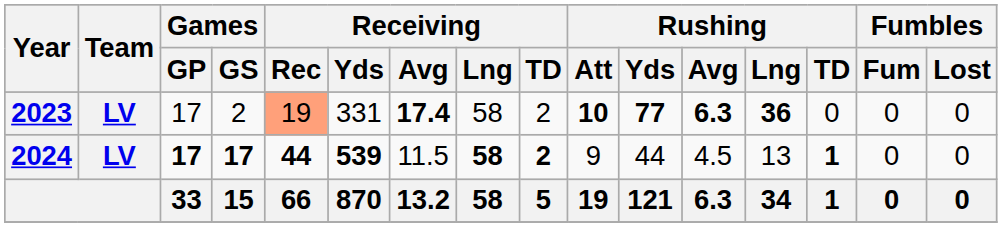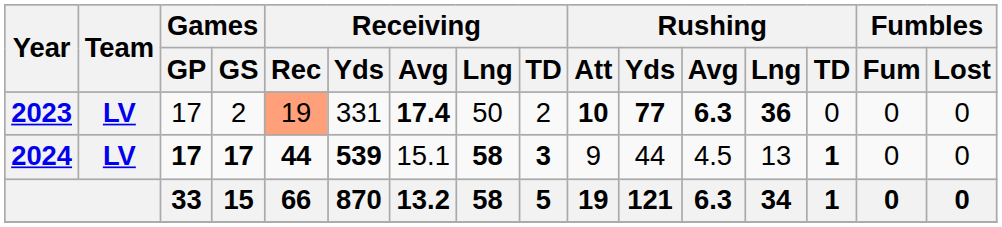(488, 112) 58 -> (488, 112) 50
(423, 156) 11.5 -> (423, 156) 15.1
(543, 156) 2 -> (543, 156) 3
